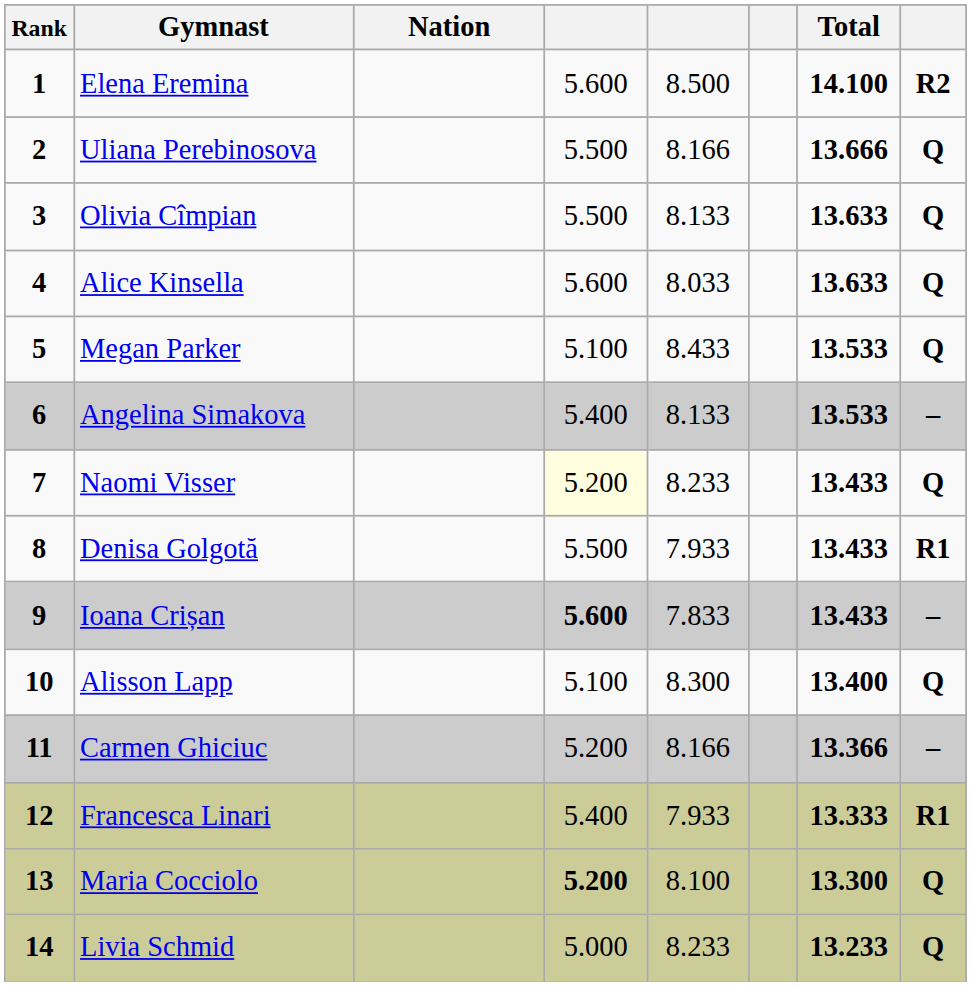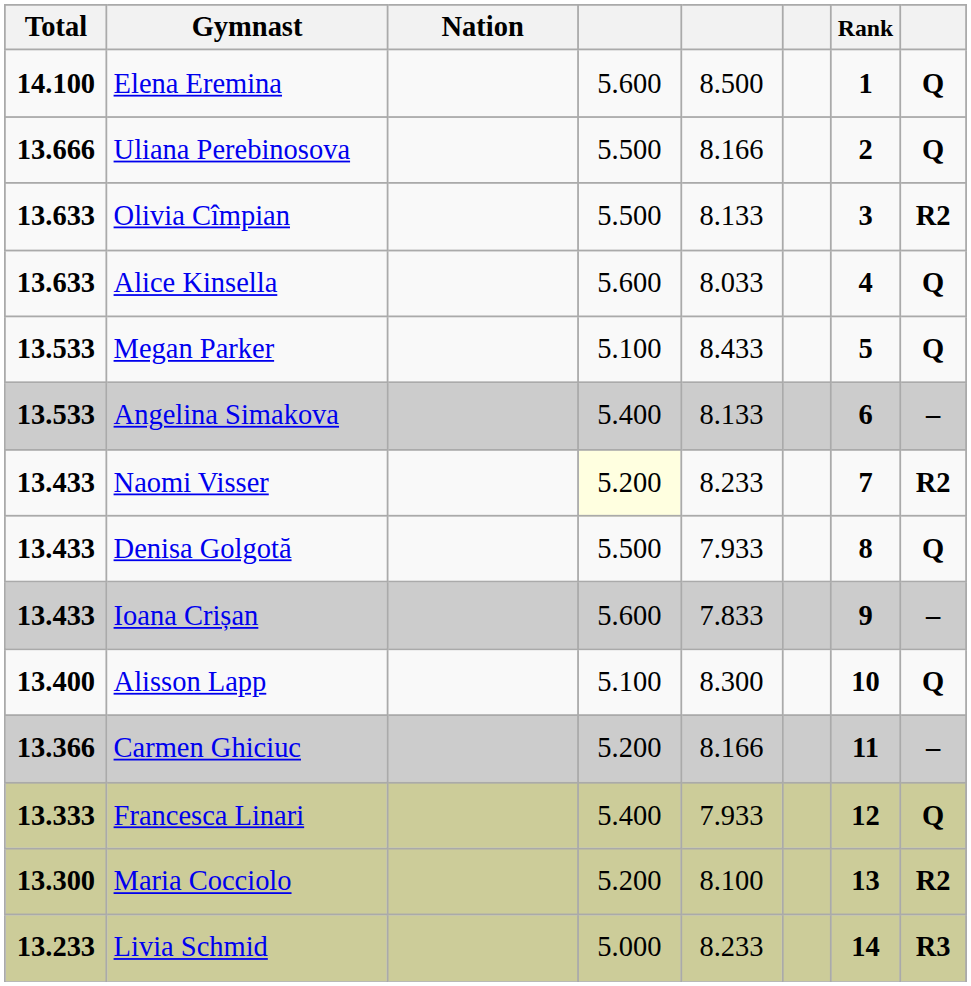columns swapped: (39, 28) <-> (849, 27)
(933, 82) R2 -> (933, 82) Q
(933, 215) Q -> (933, 215) R2
(933, 482) Q -> (933, 482) R2
(933, 548) R1 -> (933, 548) Q
(596, 615) bold -> (629, 615) normal
(933, 814) R1 -> (933, 814) Q
(596, 881) bold -> (629, 881) normal
(933, 881) Q -> (933, 881) R2
(933, 947) Q -> (933, 947) R3
